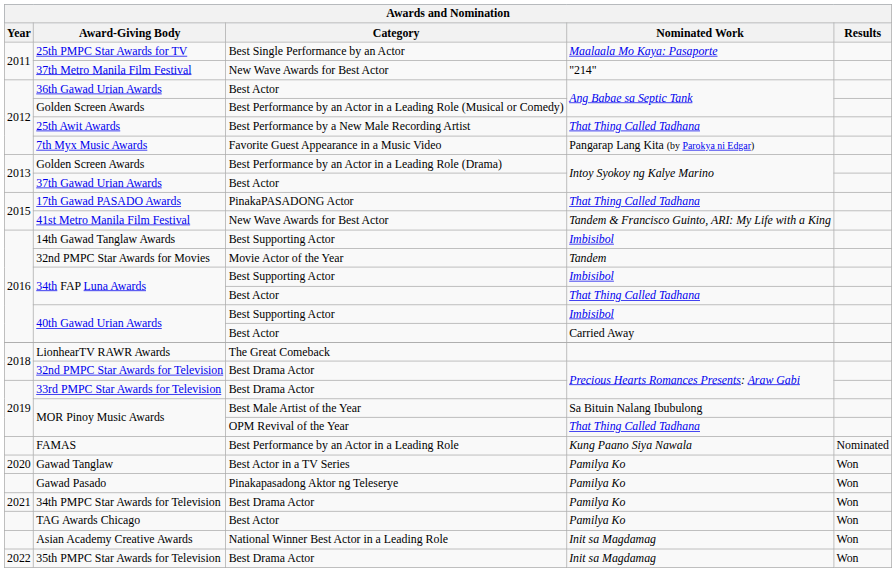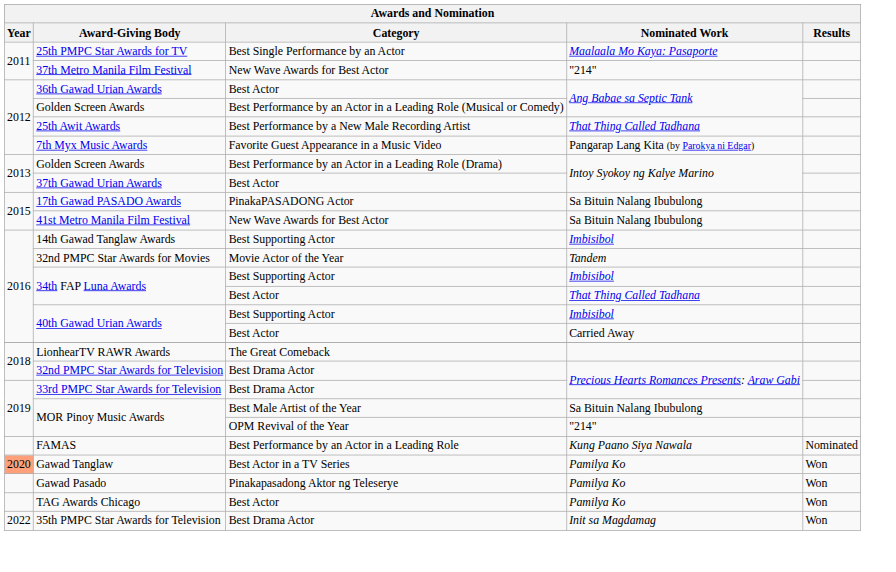(635, 201) That Thing Called Tadhana -> (636, 201) Sa Bituin Nalang Ibubulong
(700, 220) Tandem & Francisco Guinto, ARI: My Life with a King -> (636, 220) Sa Bituin Nalang Ibubulong
(635, 426) That Thing Called Tadhana -> (583, 426) "214"
(19, 464) no background -> (19, 464) lightsalmon background
- row: (128, 502)
- row: (114, 539)
